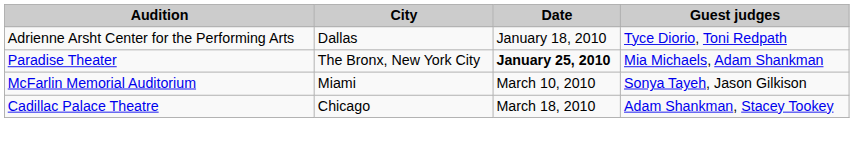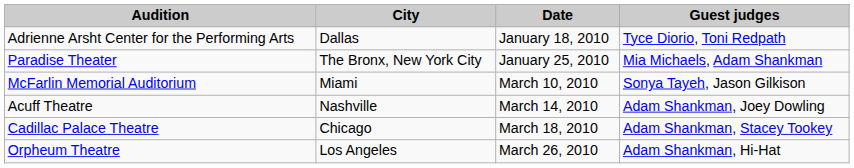(553, 60) bold -> (554, 60) normal
+ row: (50, 106)
+ row: (64, 151)
